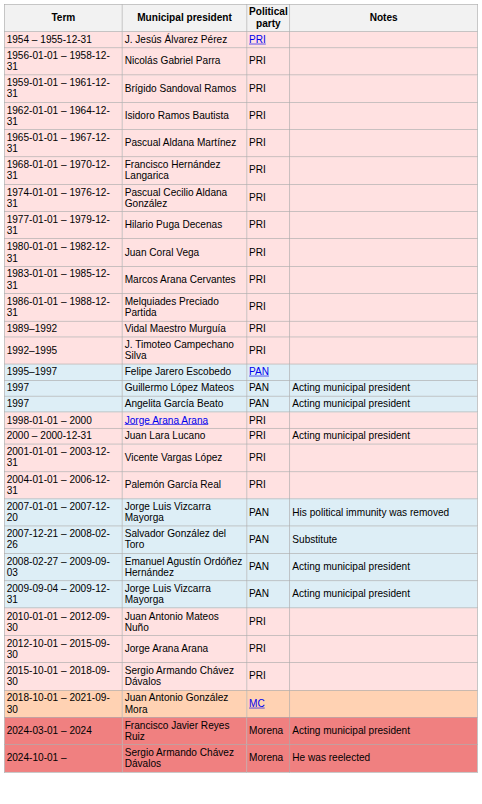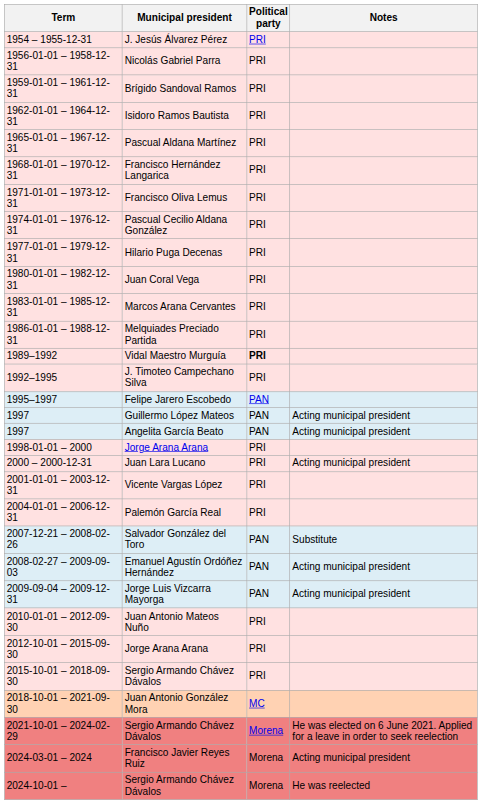+ row: (58, 198)
(257, 329) normal -> (257, 356) bold
- row: (58, 512)
+ row: (58, 731)
